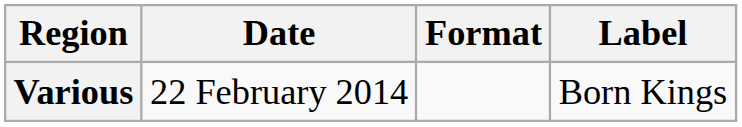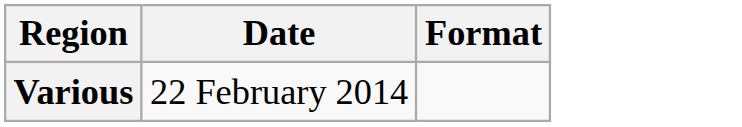- column: (643, 33)
